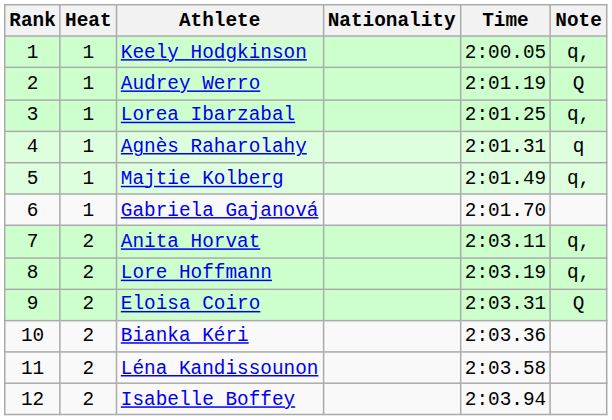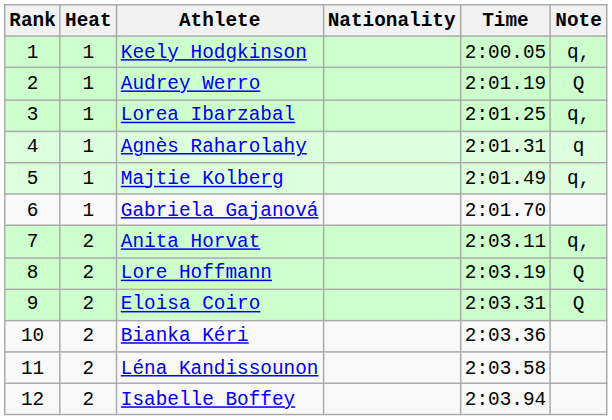(579, 273) q, -> (579, 273) Q
